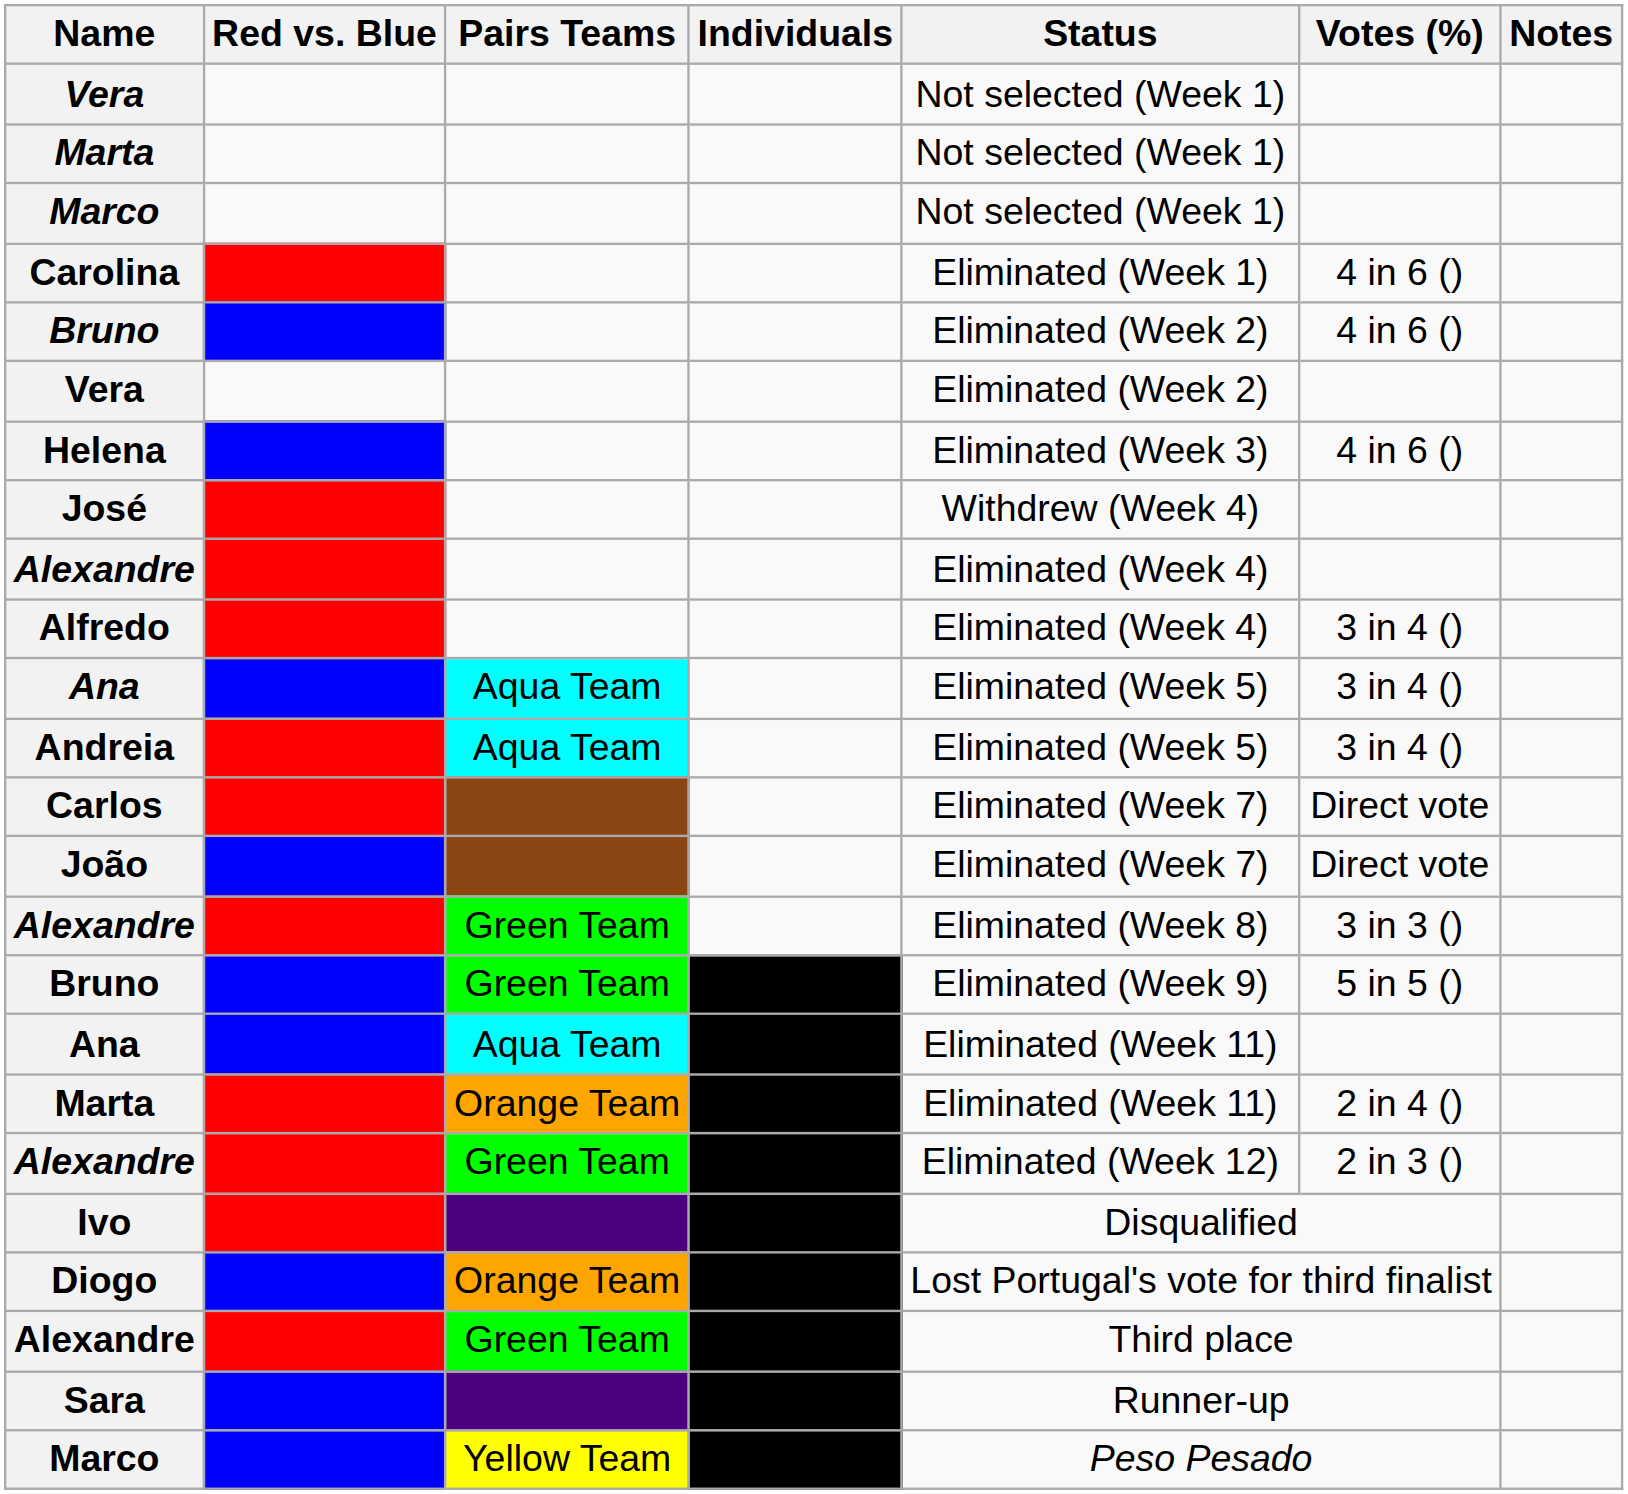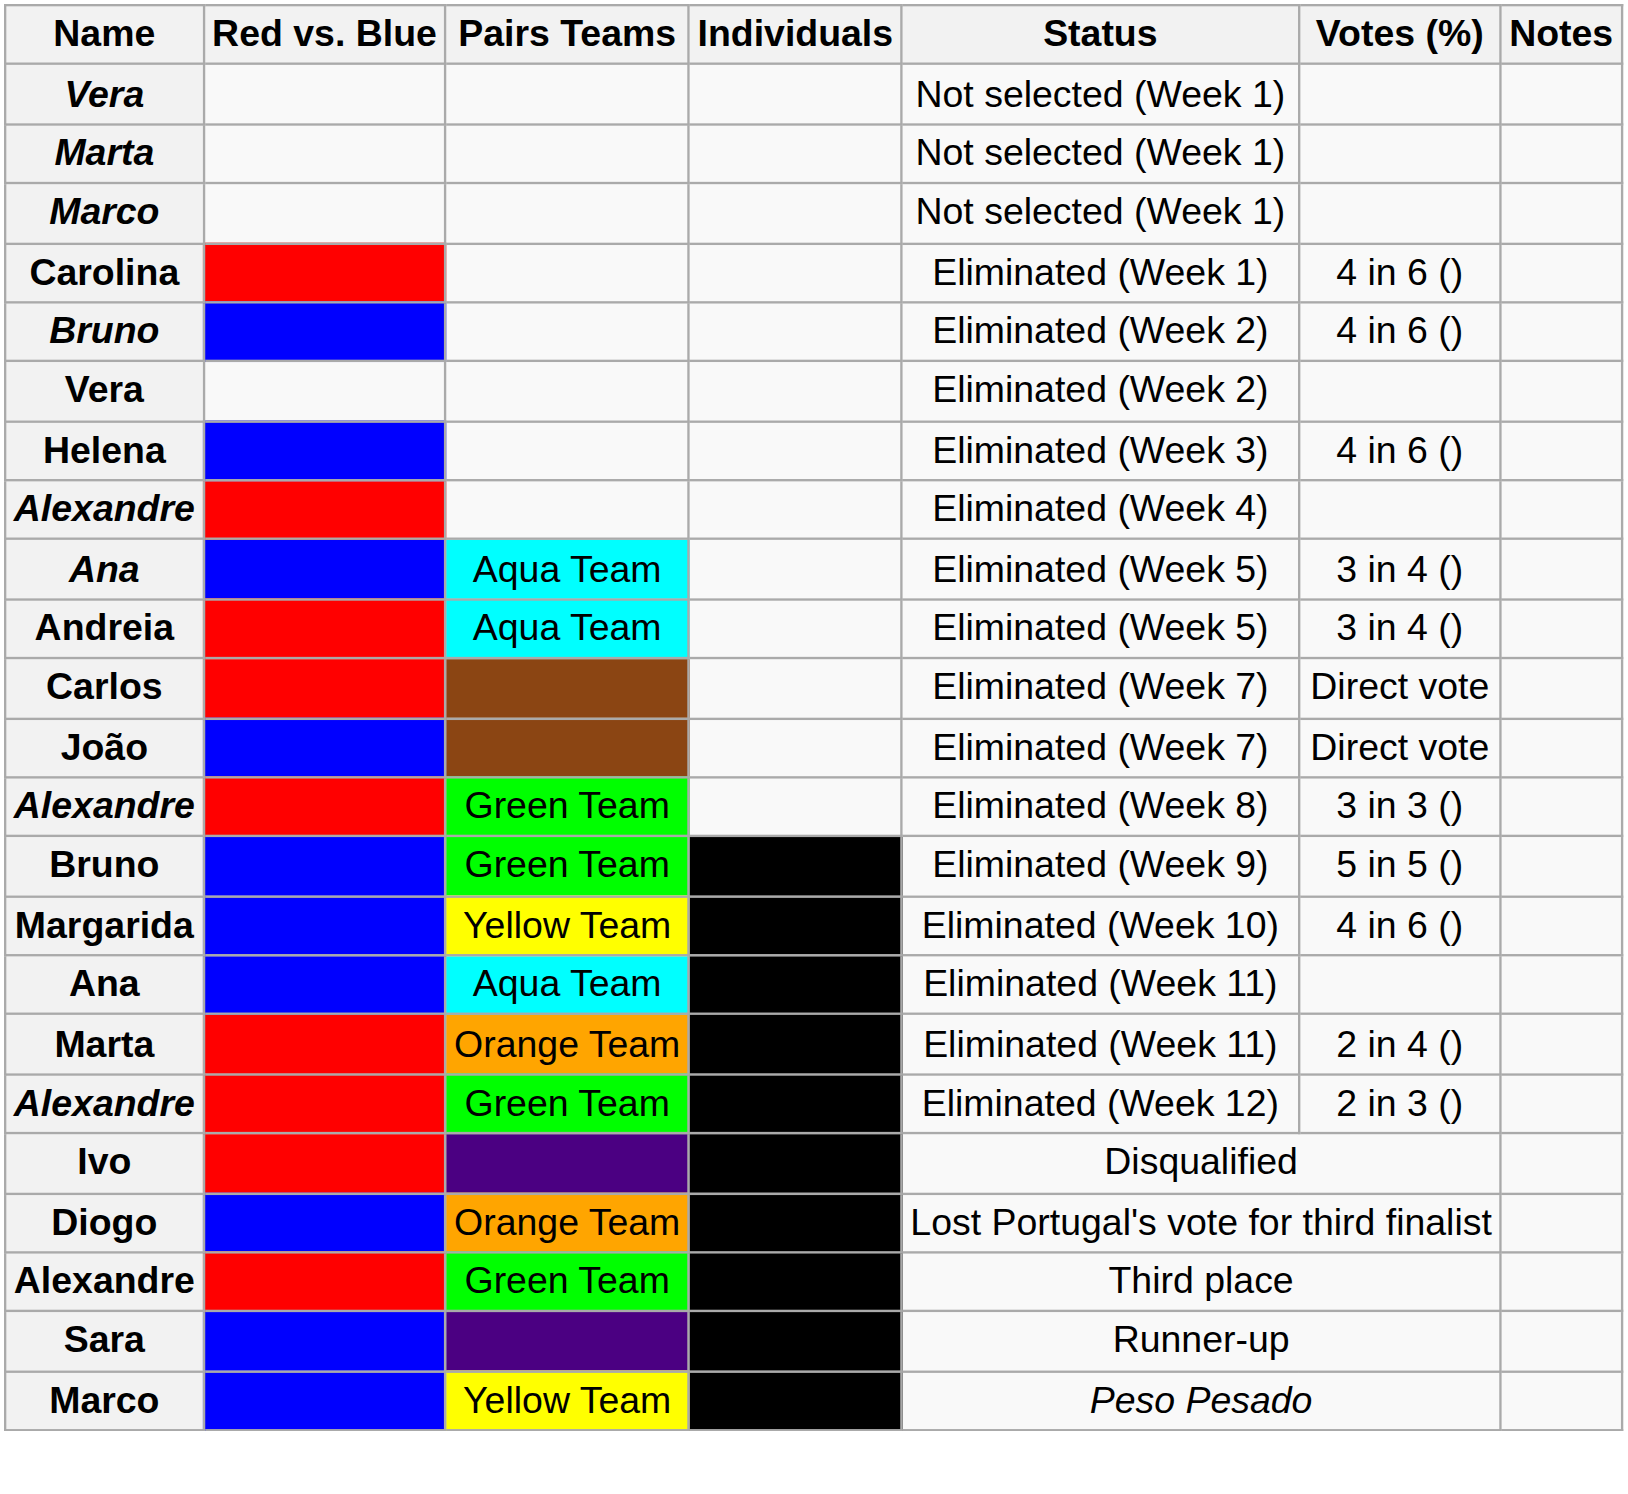- row: (104, 509)
- row: (104, 627)
+ row: (104, 924)
